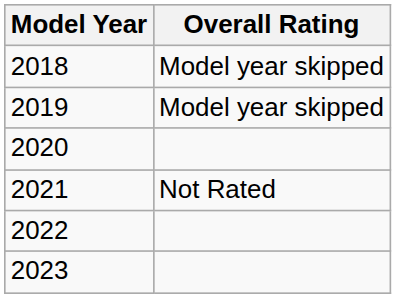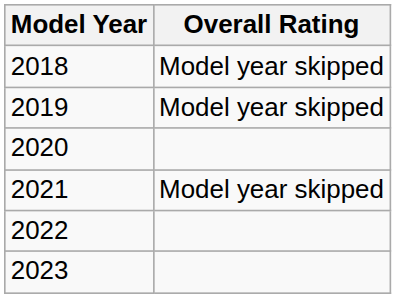(217, 189) Not Rated -> (272, 189) Model year skipped
